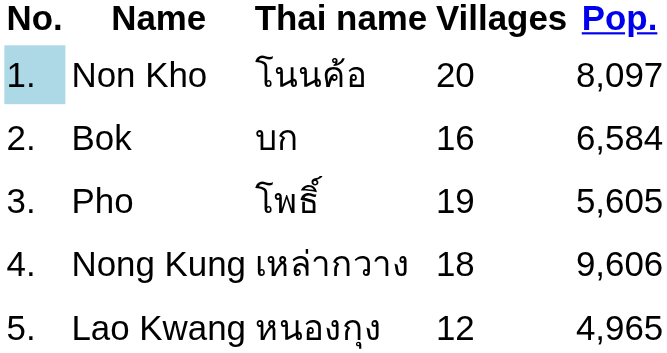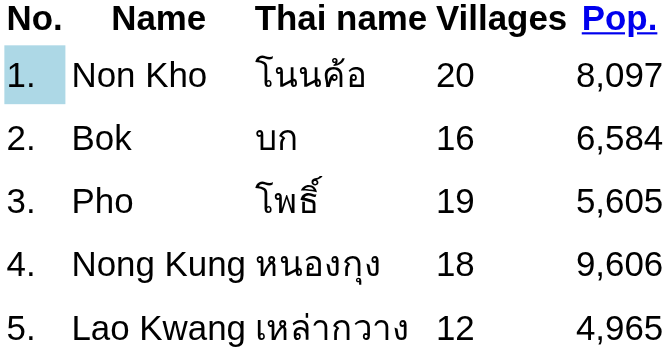(332, 264) เหล่ากวาง -> (318, 264) หนองกุง
(318, 328) หนองกุง -> (332, 328) เหล่ากวาง
